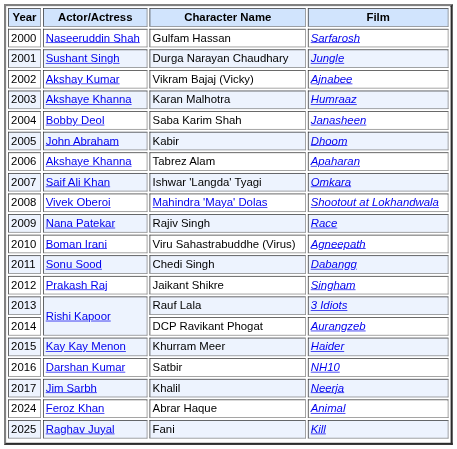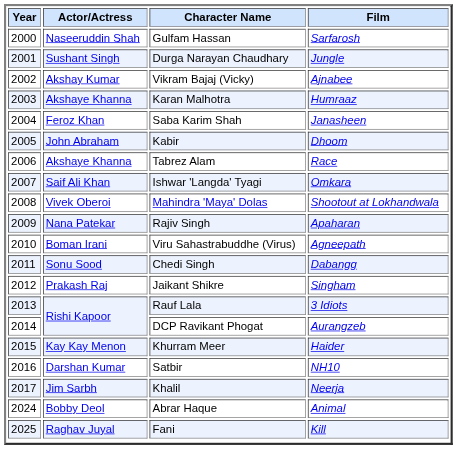(75, 120) Bobby Deol -> (75, 120) Feroz Khan
(335, 161) Apaharan -> (324, 161) Race
(324, 223) Race -> (335, 223) Apaharan
(75, 408) Feroz Khan -> (75, 408) Bobby Deol
